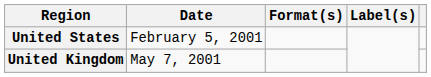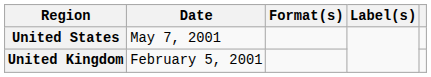(196, 38) February 5, 2001 -> (176, 38) May 7, 2001
(176, 61) May 7, 2001 -> (196, 61) February 5, 2001
